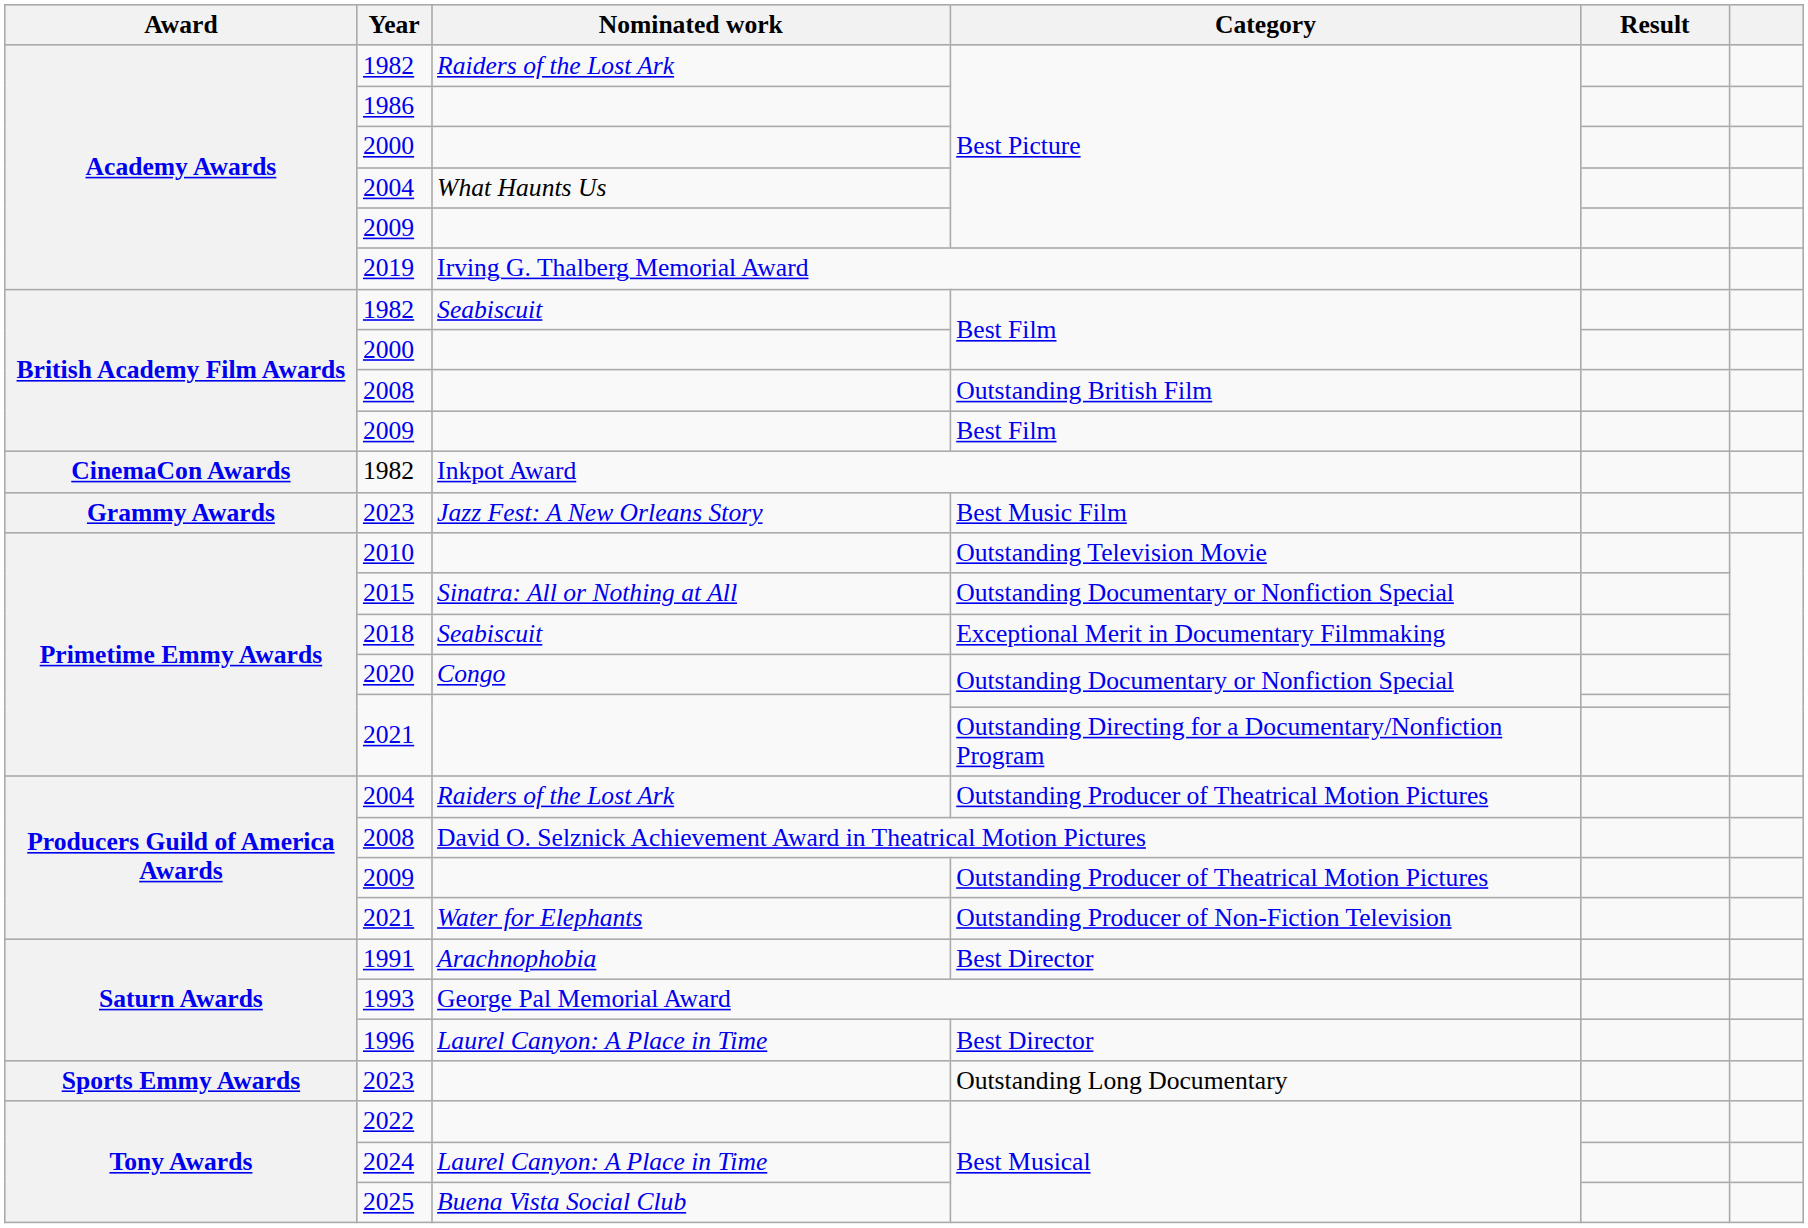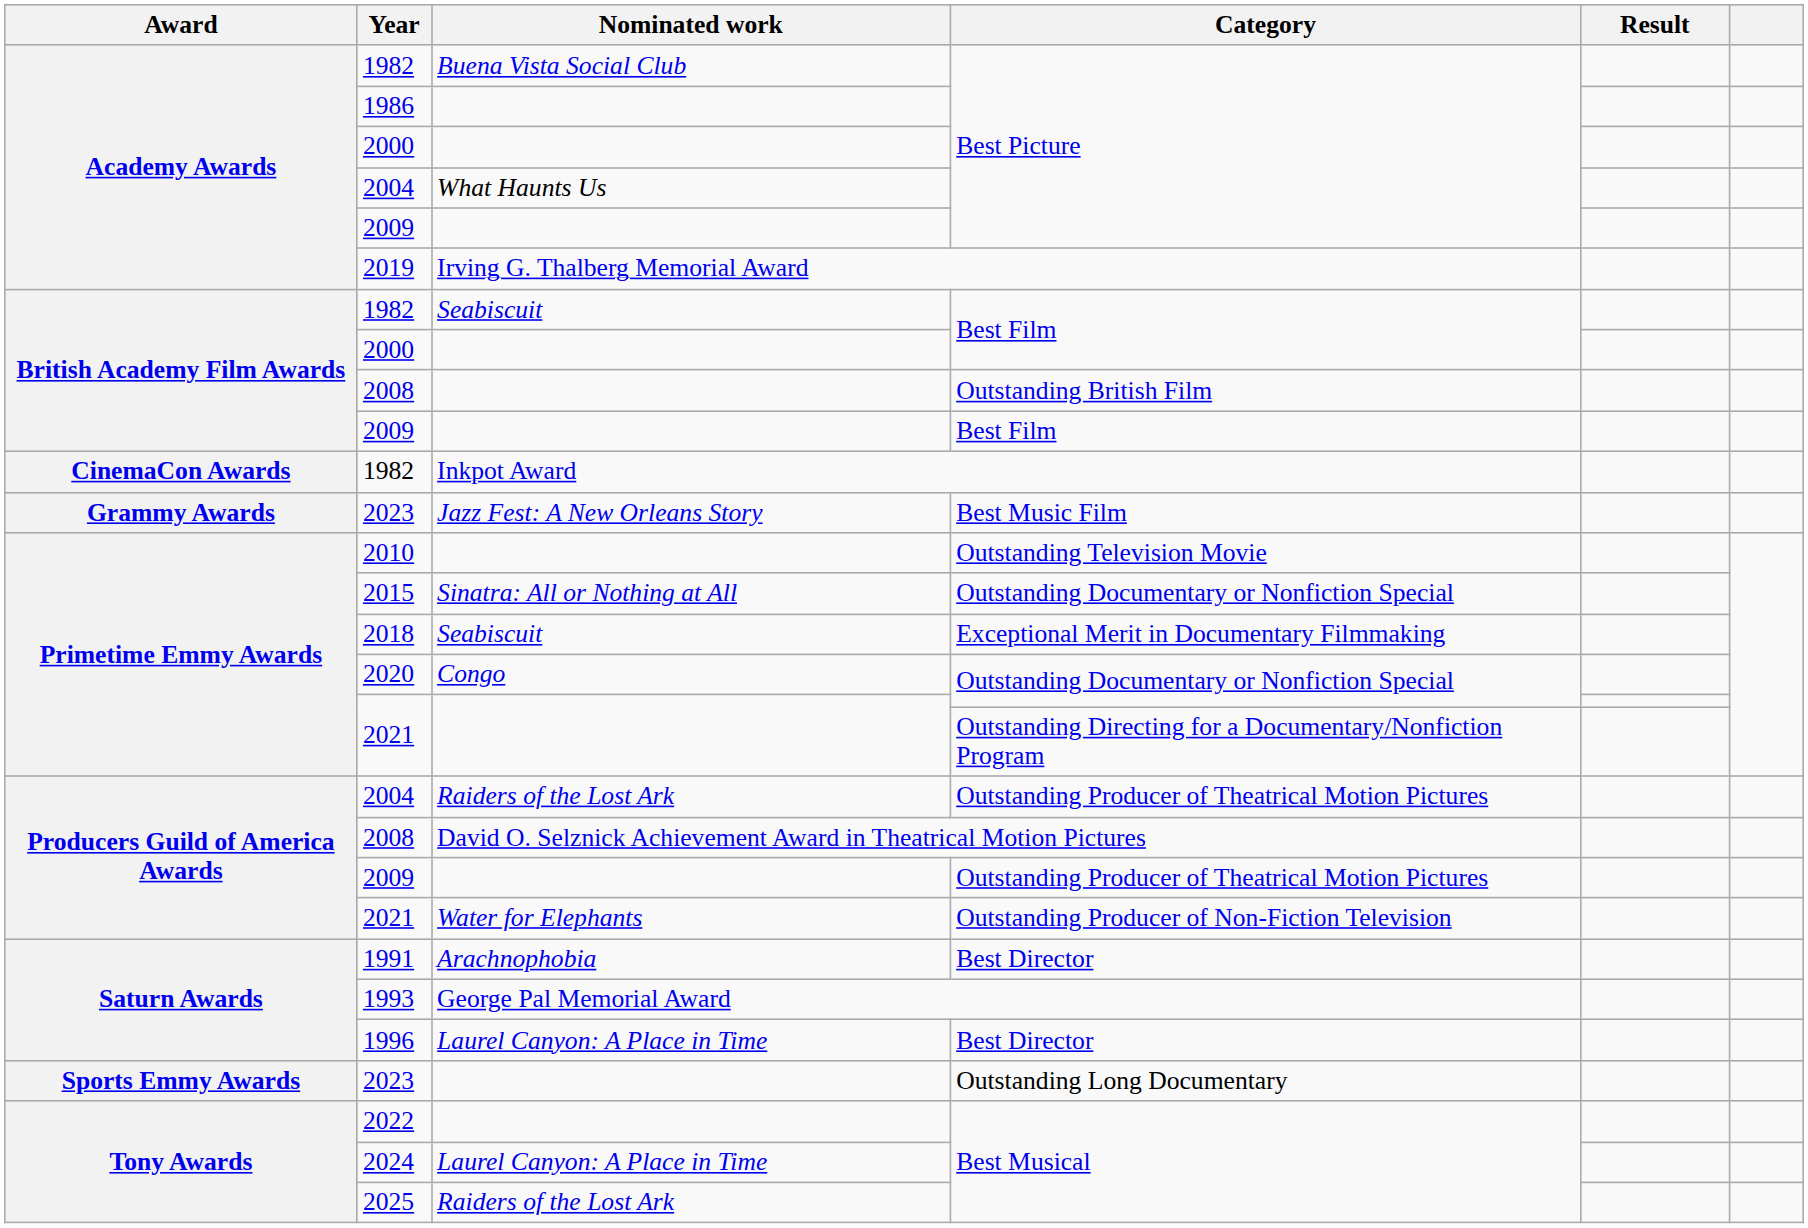(556, 65) Raiders of the Lost Ark -> (562, 65) Buena Vista Social Club
(562, 1202) Buena Vista Social Club -> (556, 1202) Raiders of the Lost Ark
